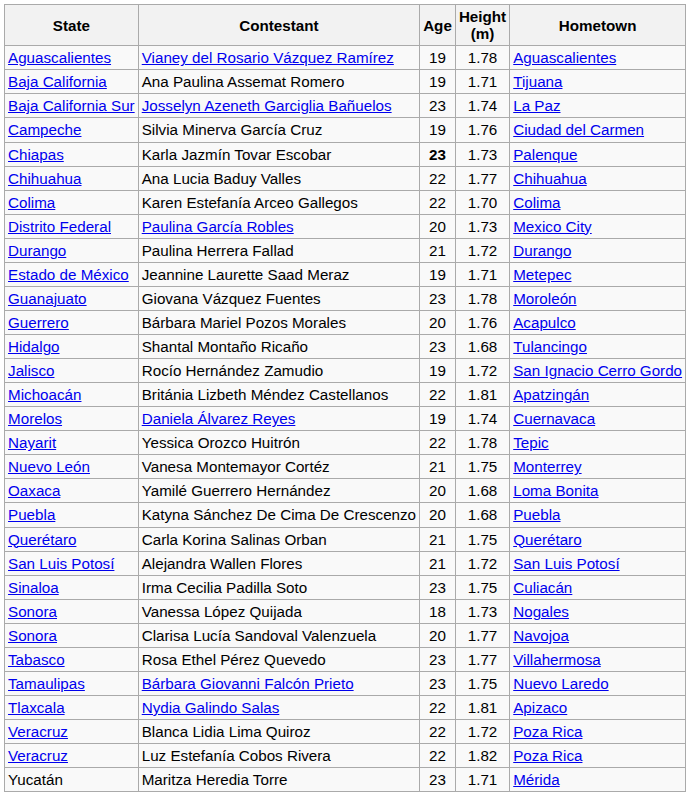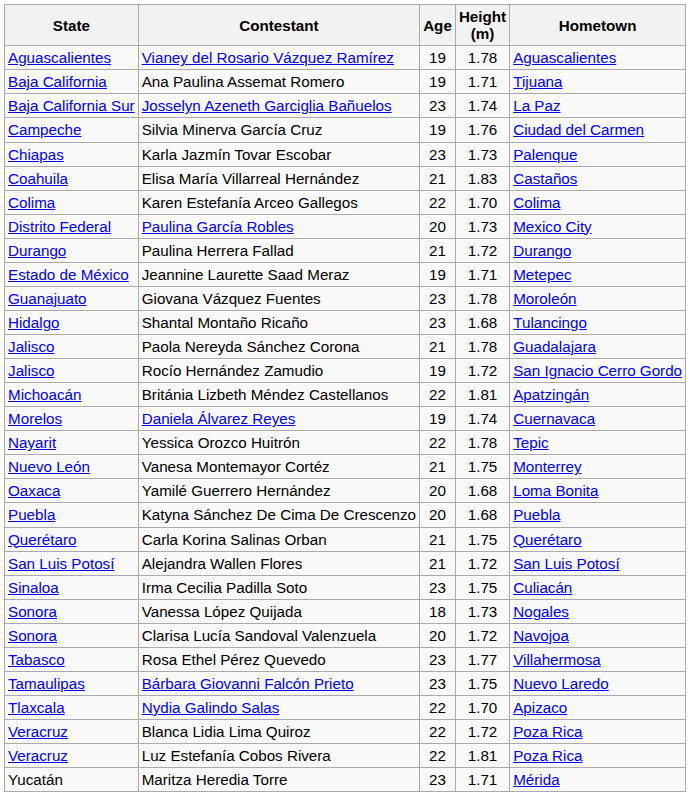(437, 154) bold -> (437, 154) normal
- row: (221, 178)
+ row: (250, 178)
- row: (244, 322)
+ row: (251, 347)
(483, 635) 1.77 -> (483, 635) 1.72
(483, 707) 1.81 -> (483, 707) 1.70
(483, 756) 1.82 -> (483, 756) 1.81
